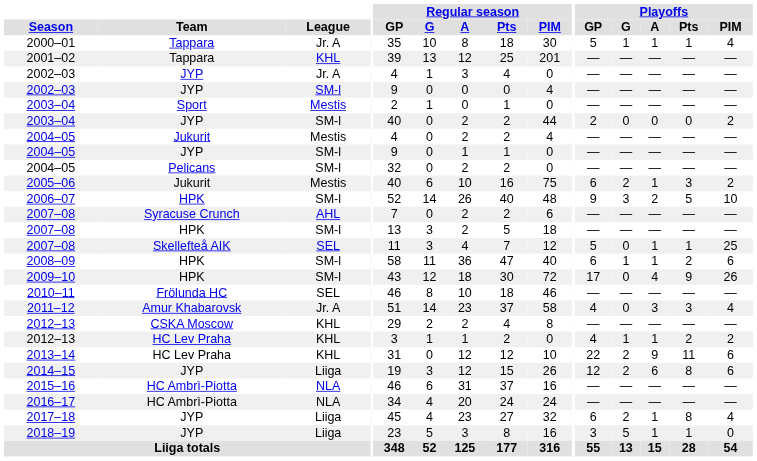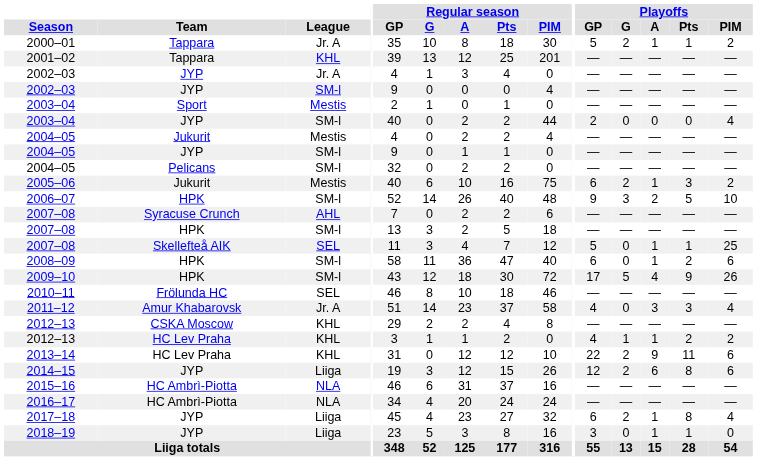(626, 43) 1 -> (626, 43) 2
(731, 43) 4 -> (731, 43) 2
(731, 121) 2 -> (731, 121) 4
(626, 261) 1 -> (626, 261) 0
(626, 277) 0 -> (626, 277) 5
(626, 433) 5 -> (626, 433) 0
